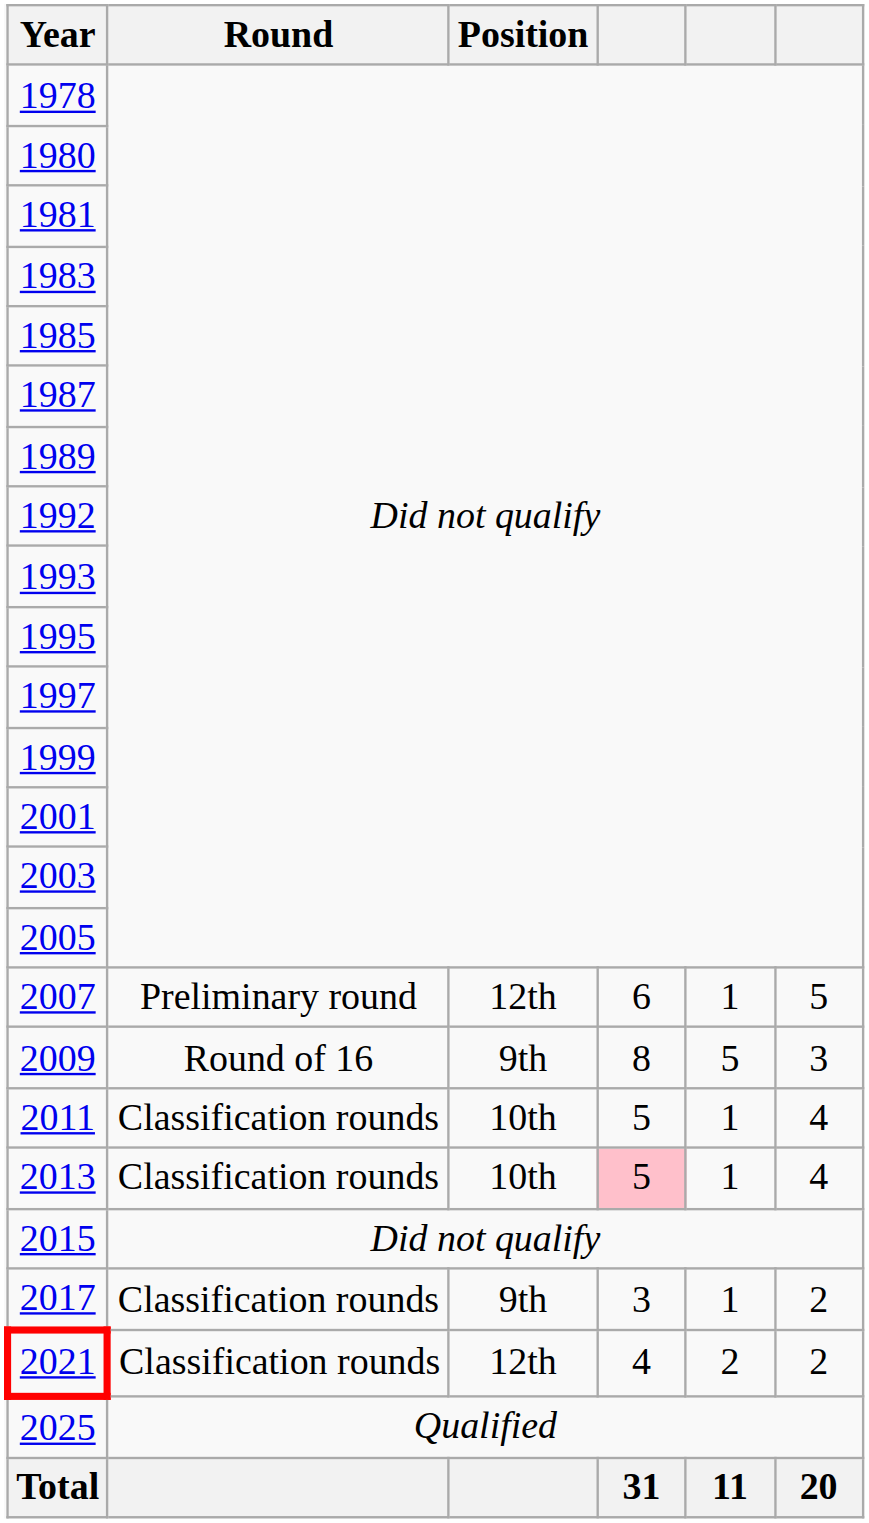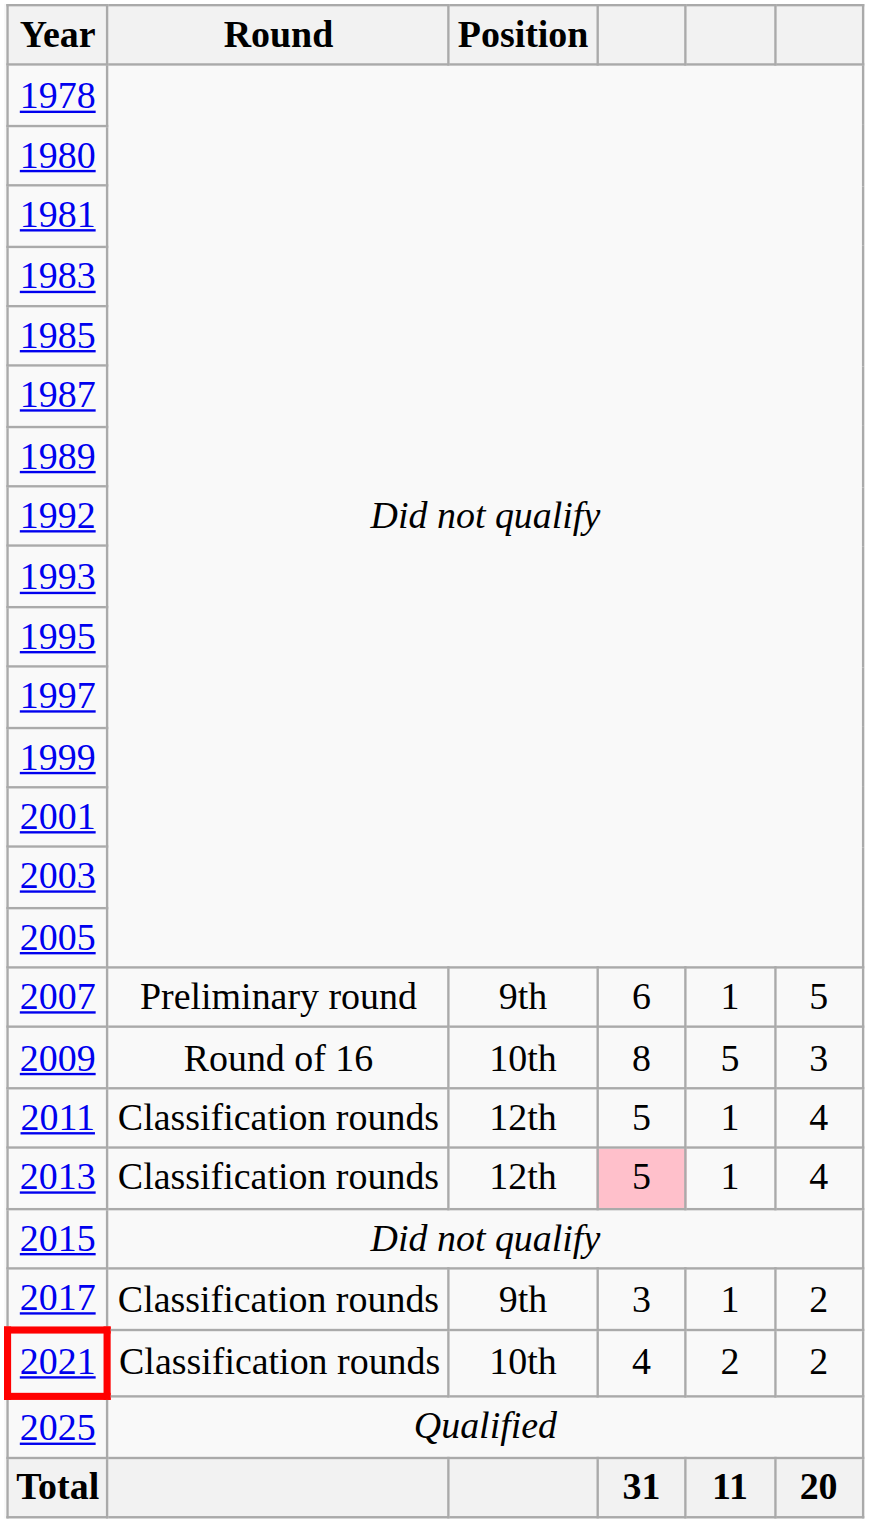(523, 996) 12th -> (523, 996) 9th
(523, 1056) 9th -> (523, 1056) 10th
(523, 1117) 10th -> (523, 1117) 12th
(523, 1177) 10th -> (523, 1177) 12th
(523, 1362) 12th -> (523, 1362) 10th
